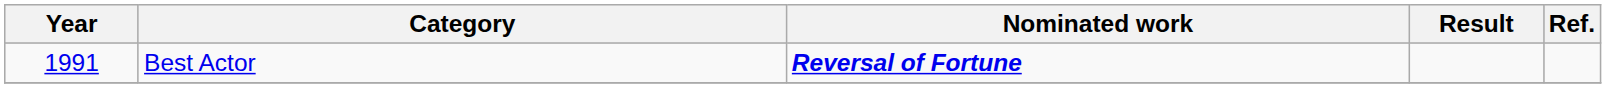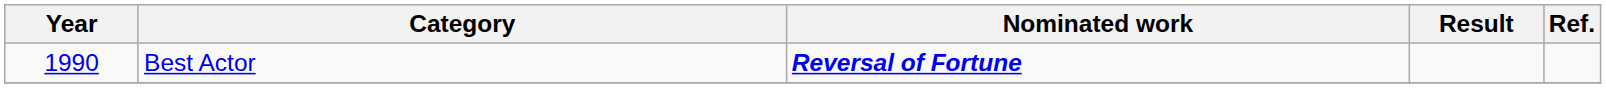(72, 62) 1991 -> (72, 62) 1990
